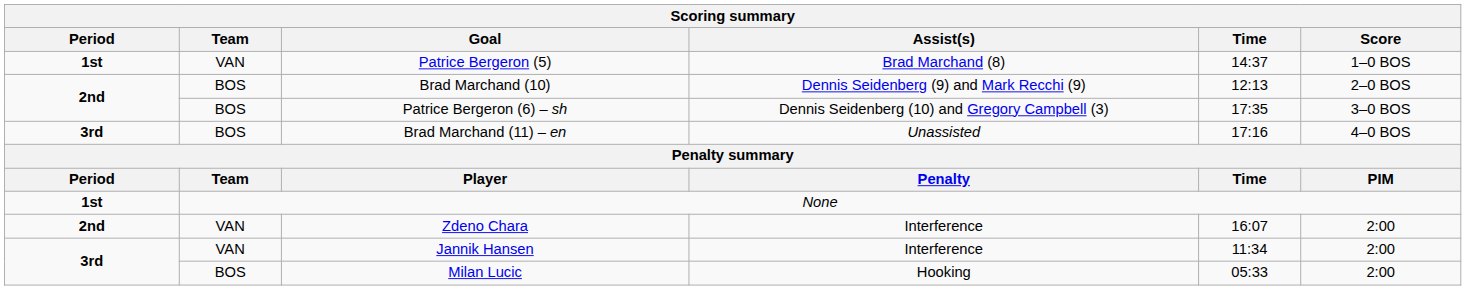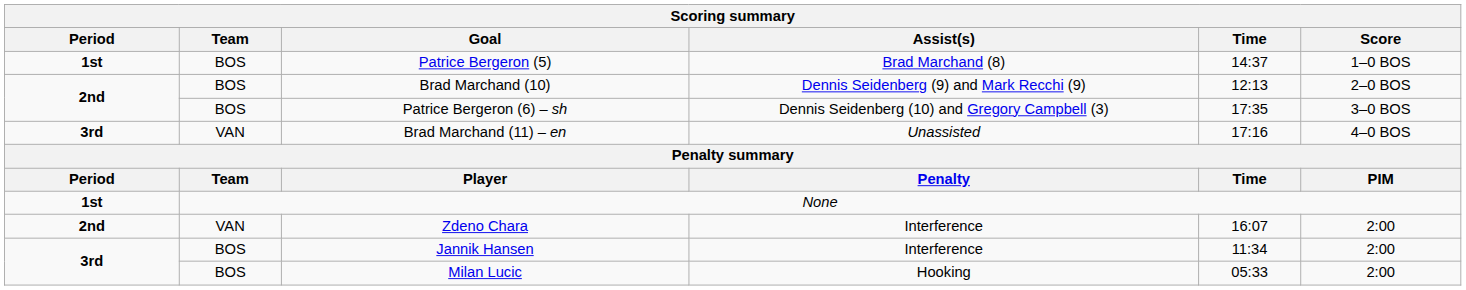(230, 62) VAN -> (230, 62) BOS
(230, 132) BOS -> (230, 132) VAN
(230, 249) VAN -> (230, 249) BOS
